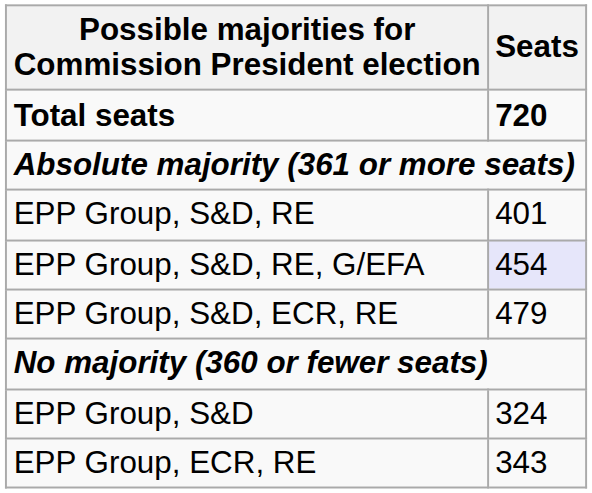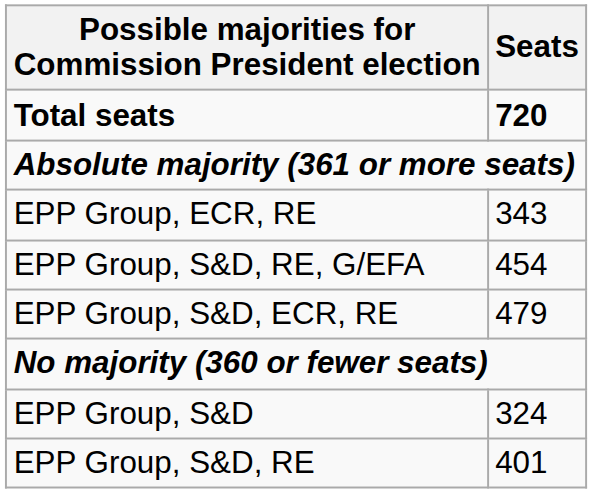rows swapped: (164, 214) <-> (165, 462)
(521, 263) lavender background -> (521, 263) no background
